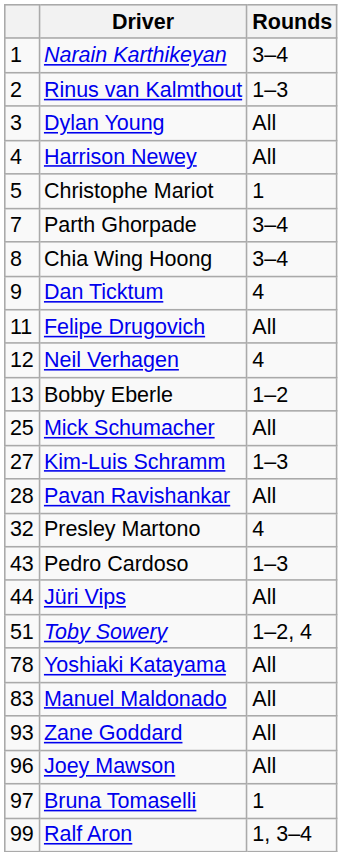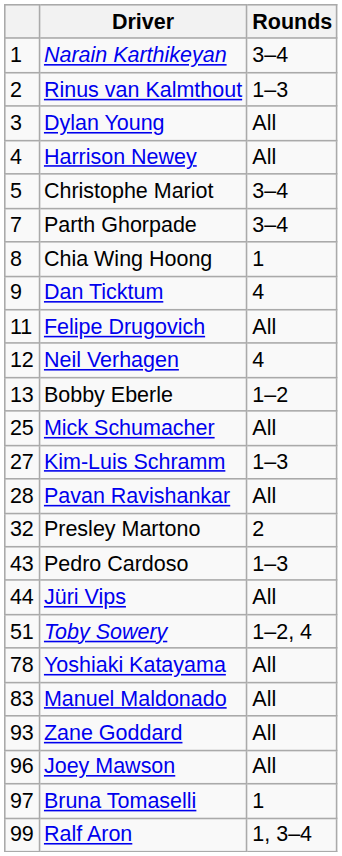(258, 191) 1 -> (270, 191) 3–4
(270, 258) 3–4 -> (258, 258) 1
(258, 529) 4 -> (258, 529) 2
